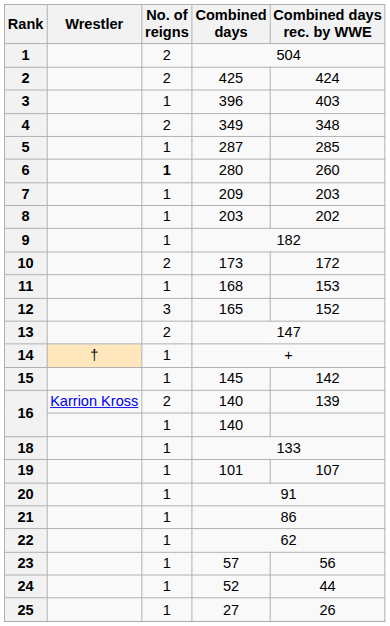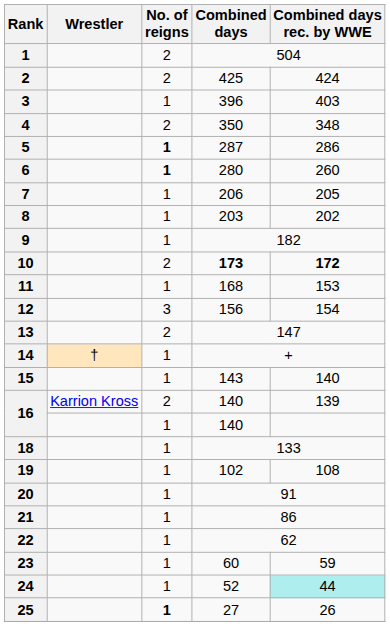(231, 124) 349 -> (231, 124) 350
(167, 147) normal -> (167, 147) bold
(328, 147) 285 -> (328, 147) 286
(231, 194) 209 -> (231, 194) 206
(328, 194) 203 -> (328, 194) 205
(231, 263) normal -> (231, 263) bold
(328, 263) normal -> (328, 263) bold
(231, 309) 165 -> (231, 309) 156
(328, 309) 152 -> (328, 309) 154
(231, 378) 145 -> (231, 378) 143
(328, 378) 142 -> (328, 378) 140
(231, 471) 101 -> (231, 471) 102
(328, 471) 107 -> (328, 471) 108
(231, 563) 57 -> (231, 563) 60
(328, 563) 56 -> (328, 563) 59
(328, 586) no background -> (328, 586) paleturquoise background
(167, 609) normal -> (167, 609) bold
